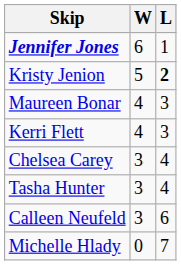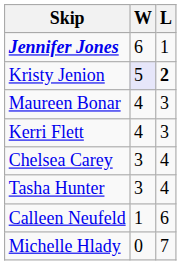(138, 75) no background -> (138, 75) lavender background
(138, 217) 3 -> (138, 217) 1
